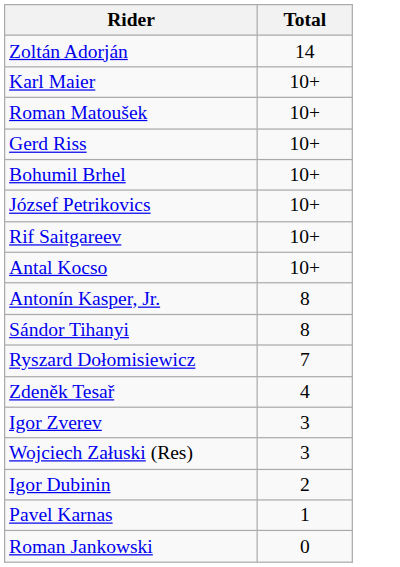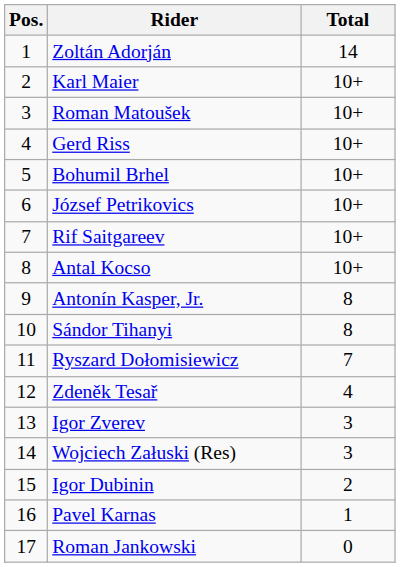+ column: (26, 19)
